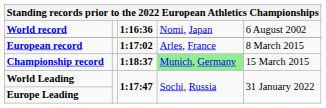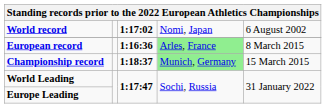(136, 29) 1:16:36 -> (136, 29) 1:17:02
(136, 45) 1:17:02 -> (136, 45) 1:16:36
(188, 45) no background -> (188, 45) lightgreen background
